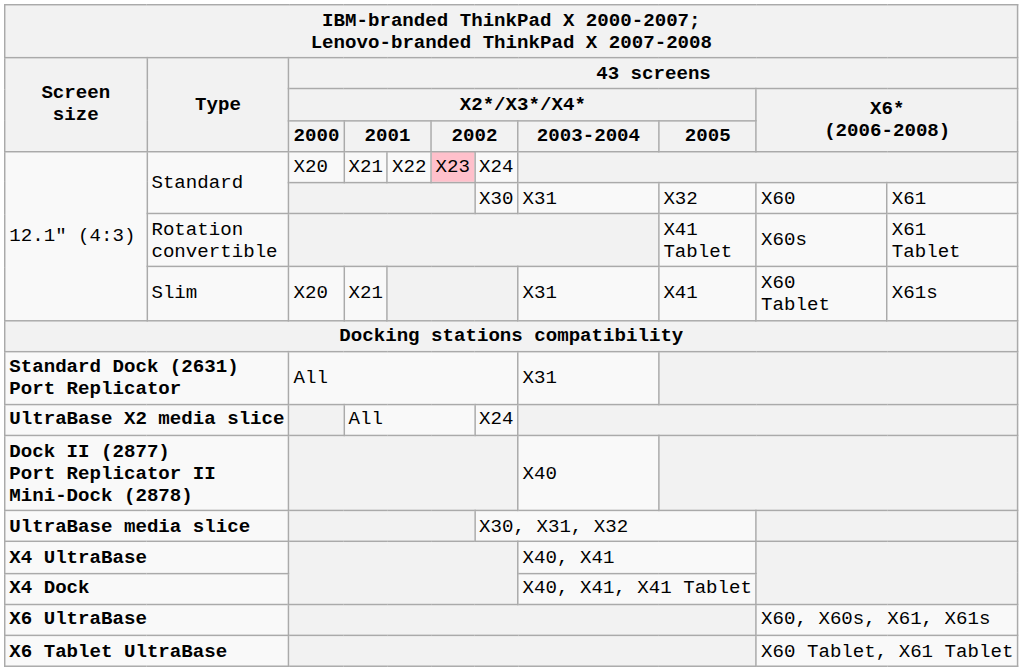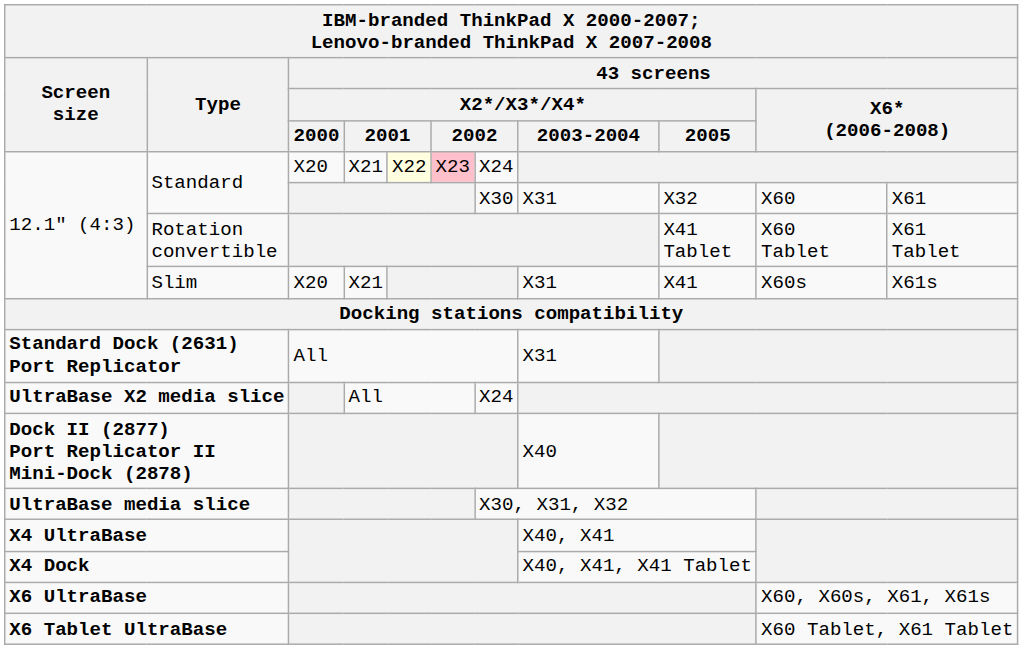(409, 167) no background -> (409, 167) lightyellow background
(784, 240) X60s -> (795, 240) X60 Tablet
(795, 293) X60 Tablet -> (784, 282) X60s
